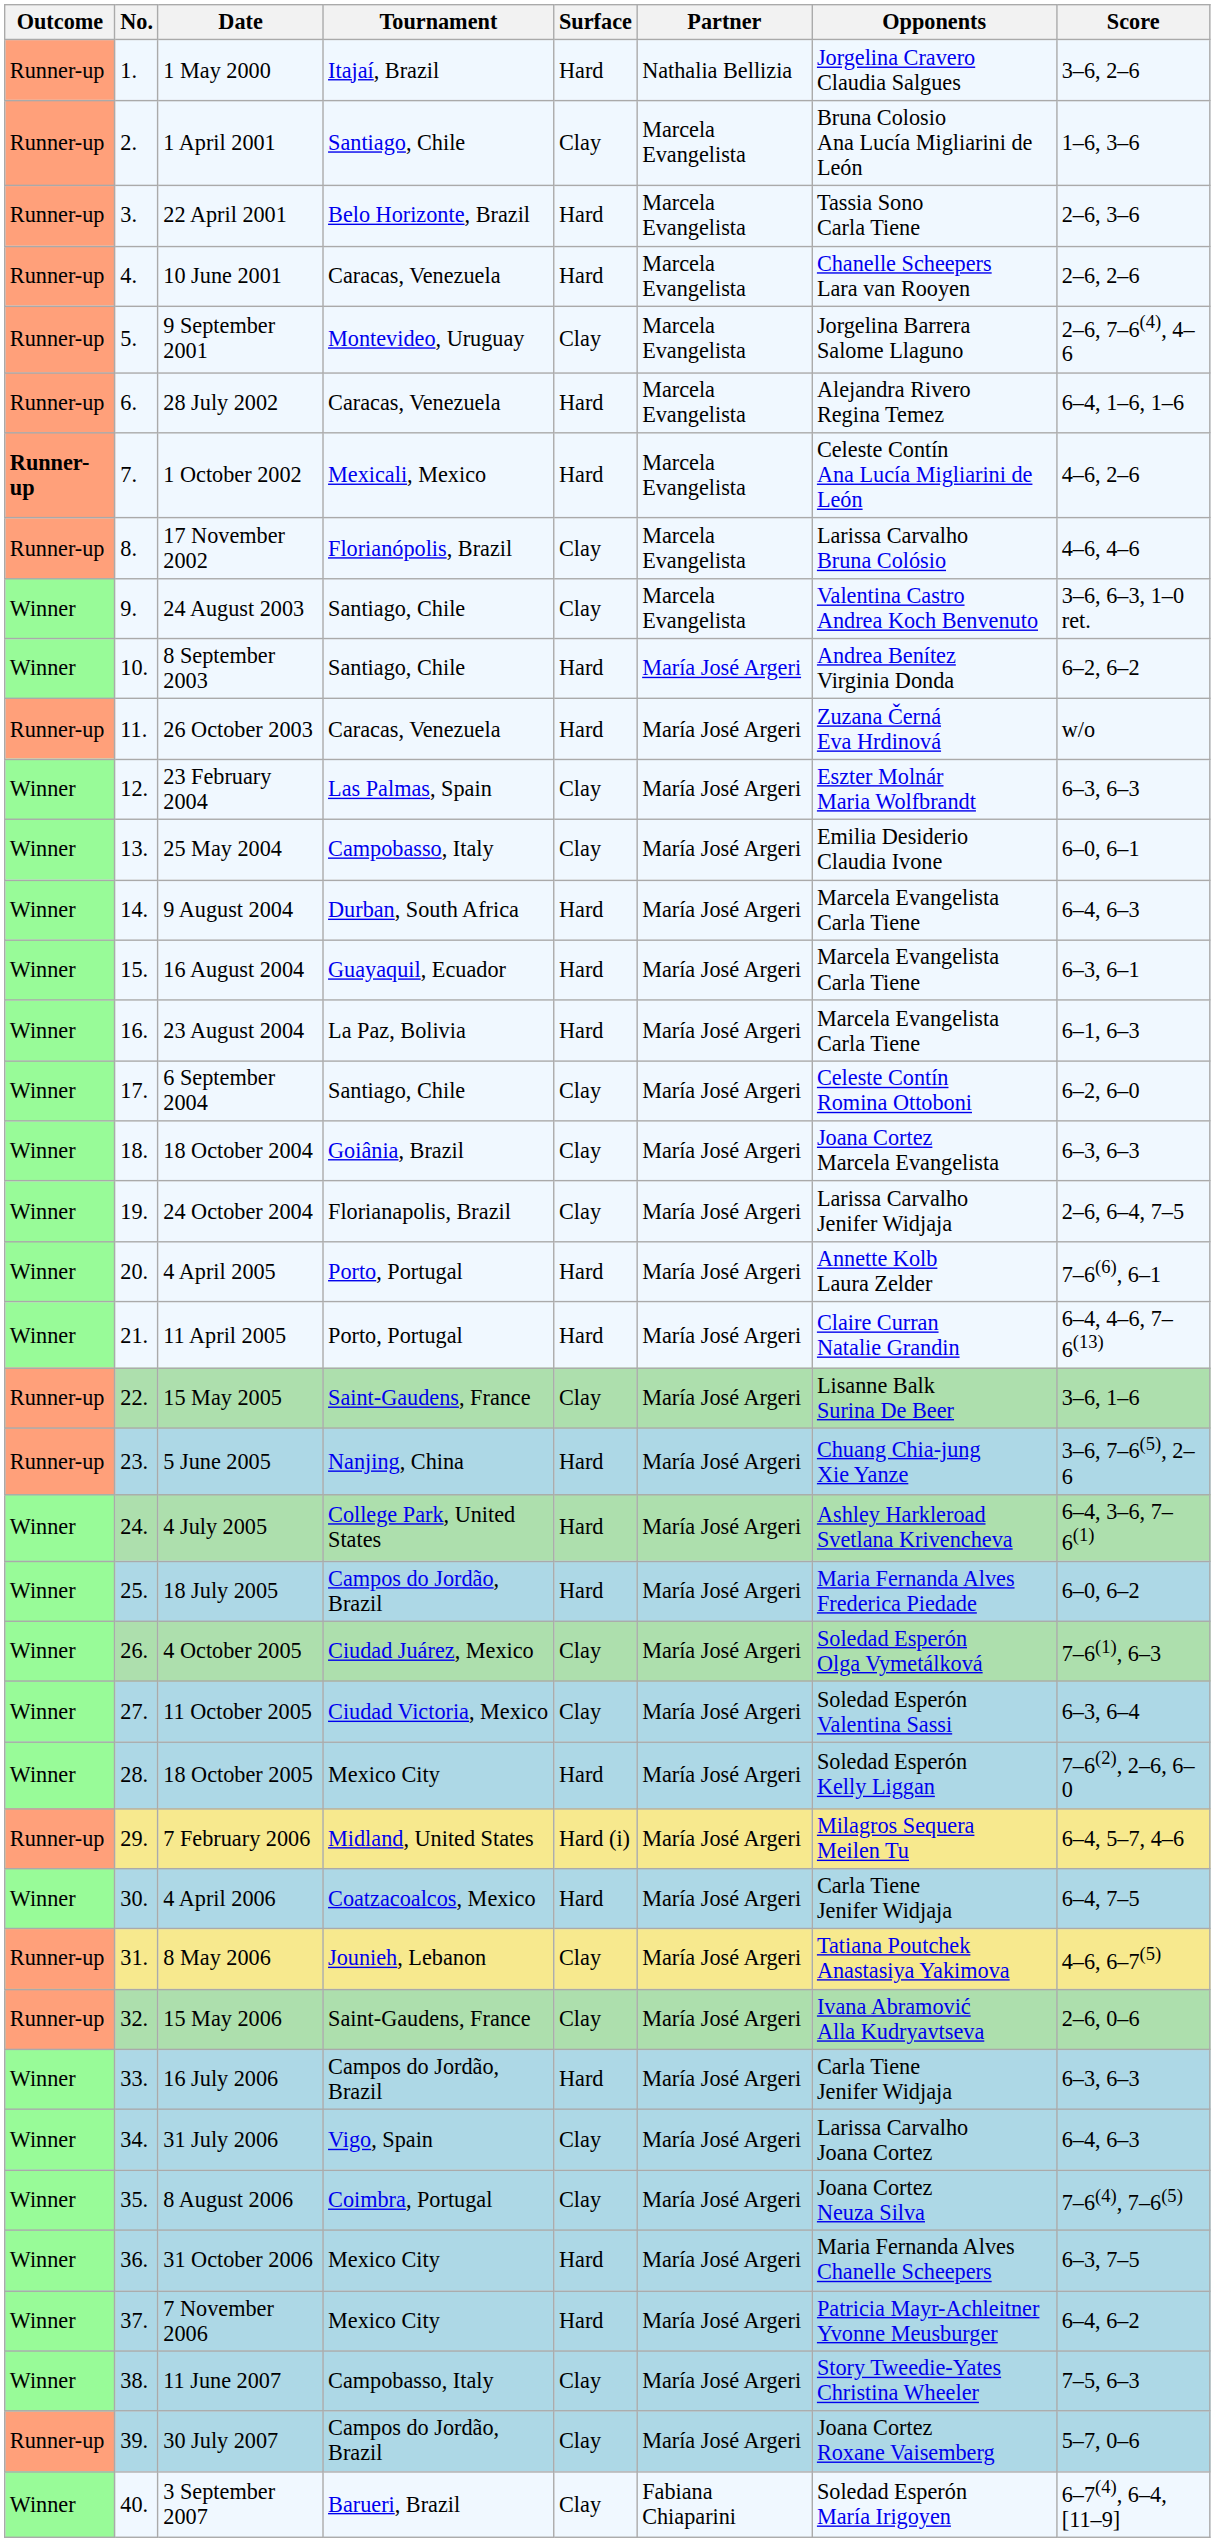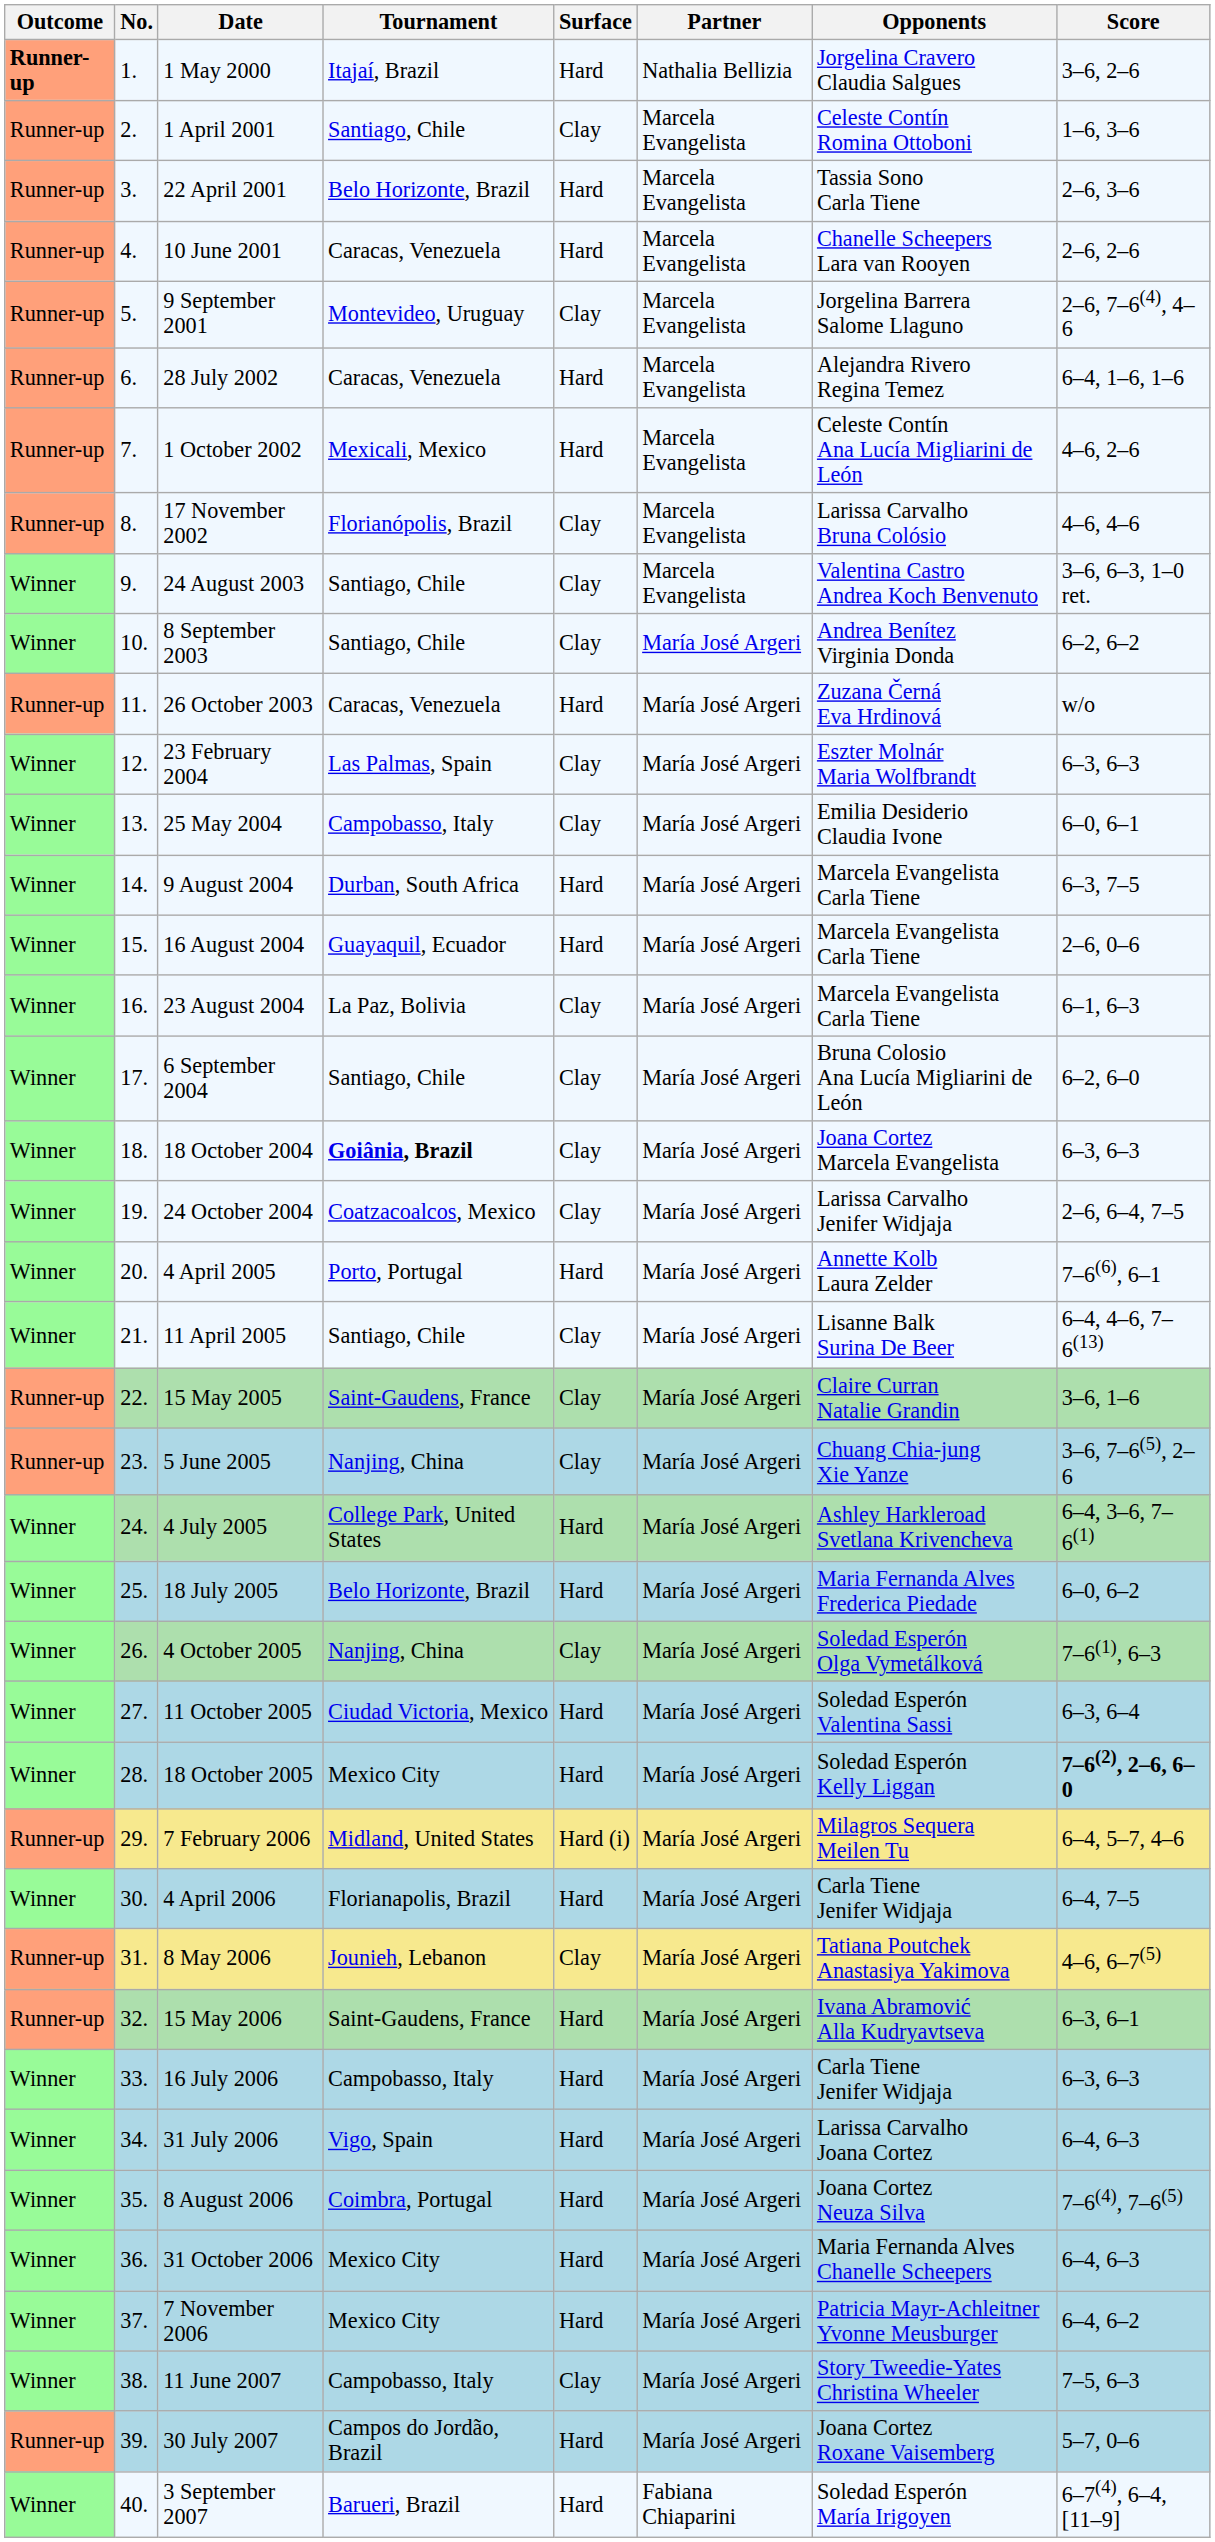(57, 69) normal -> (50, 69) bold
(925, 142) Bruna Colosio Ana Lucía Migliarini de León -> (894, 130) Celeste Contín Romina Ottoboni
(50, 475) bold -> (57, 450) normal
(581, 668) Hard -> (580, 643) Clay
(1101, 909) 6–4, 6–3 -> (1101, 884) 6–3, 7–5
(1101, 970) 6–3, 6–1 -> (1101, 945) 2–6, 0–6
(581, 1030) Hard -> (580, 1005) Clay
(894, 1090) Celeste Contín Romina Ottoboni -> (925, 1078) Bruna Colosio Ana Lucía Migliarini de León
(396, 1150) normal -> (400, 1150) bold
(419, 1211) Florianapolis, Brazil -> (432, 1211) Coatzacoalcos, Mexico
(395, 1334) Porto, Portugal -> (397, 1334) Santiago, Chile
(581, 1334) Hard -> (580, 1334) Clay
(888, 1334) Claire Curran Natalie Grandin -> (885, 1334) Lisanne Balk Surina De Beer
(885, 1398) Lisanne Balk Surina De Beer -> (888, 1398) Claire Curran Natalie Grandin
(581, 1461) Hard -> (580, 1461) Clay
(414, 1591) Campos do Jordão, Brazil -> (429, 1591) Belo Horizonte, Brazil
(431, 1651) Ciudad Juárez, Mexico -> (396, 1651) Nanjing, China
(580, 1711) Clay -> (581, 1711) Hard
(1128, 1774) normal -> (1128, 1774) bold
(432, 1898) Coatzacoalcos, Mexico -> (419, 1898) Florianapolis, Brazil
(580, 2019) Clay -> (581, 2019) Hard
(1101, 2019) 2–6, 0–6 -> (1101, 2019) 6–3, 6–1
(414, 2079) Campos do Jordão, Brazil -> (411, 2079) Campobasso, Italy
(580, 2139) Clay -> (581, 2139) Hard
(580, 2199) Clay -> (581, 2199) Hard
(1101, 2260) 6–3, 7–5 -> (1101, 2260) 6–4, 6–3
(580, 2441) Clay -> (581, 2441) Hard
(580, 2504) Clay -> (581, 2504) Hard
